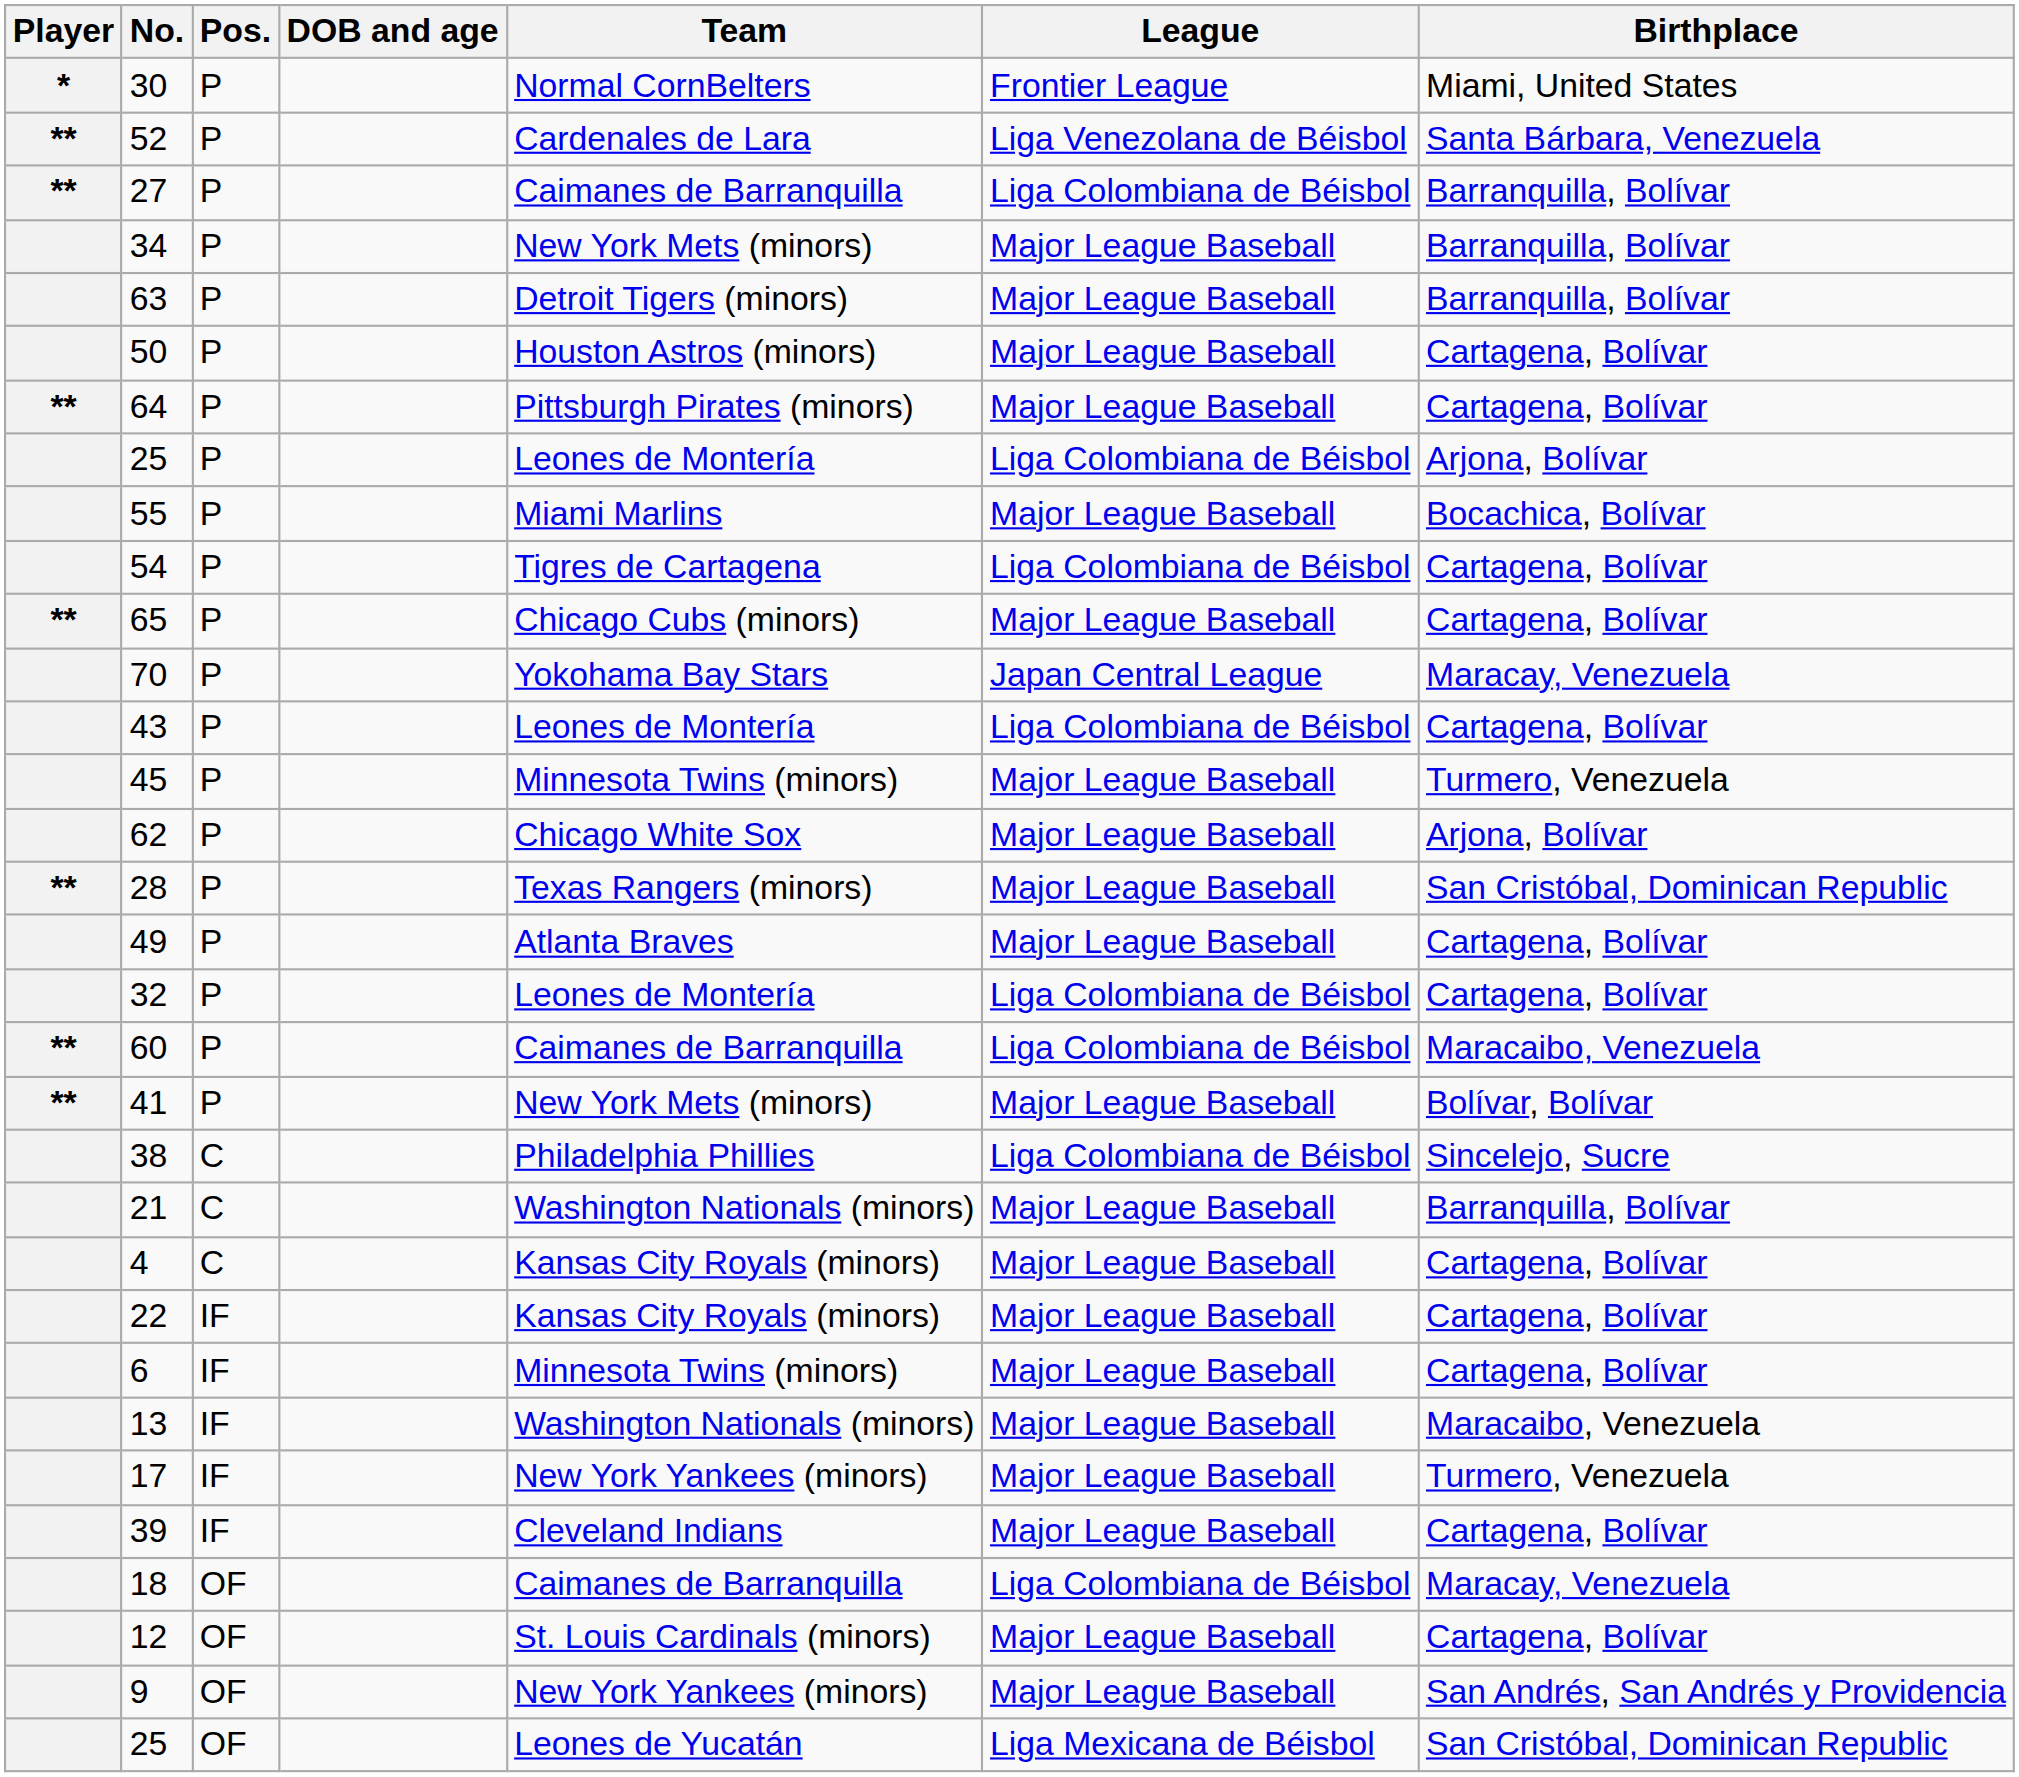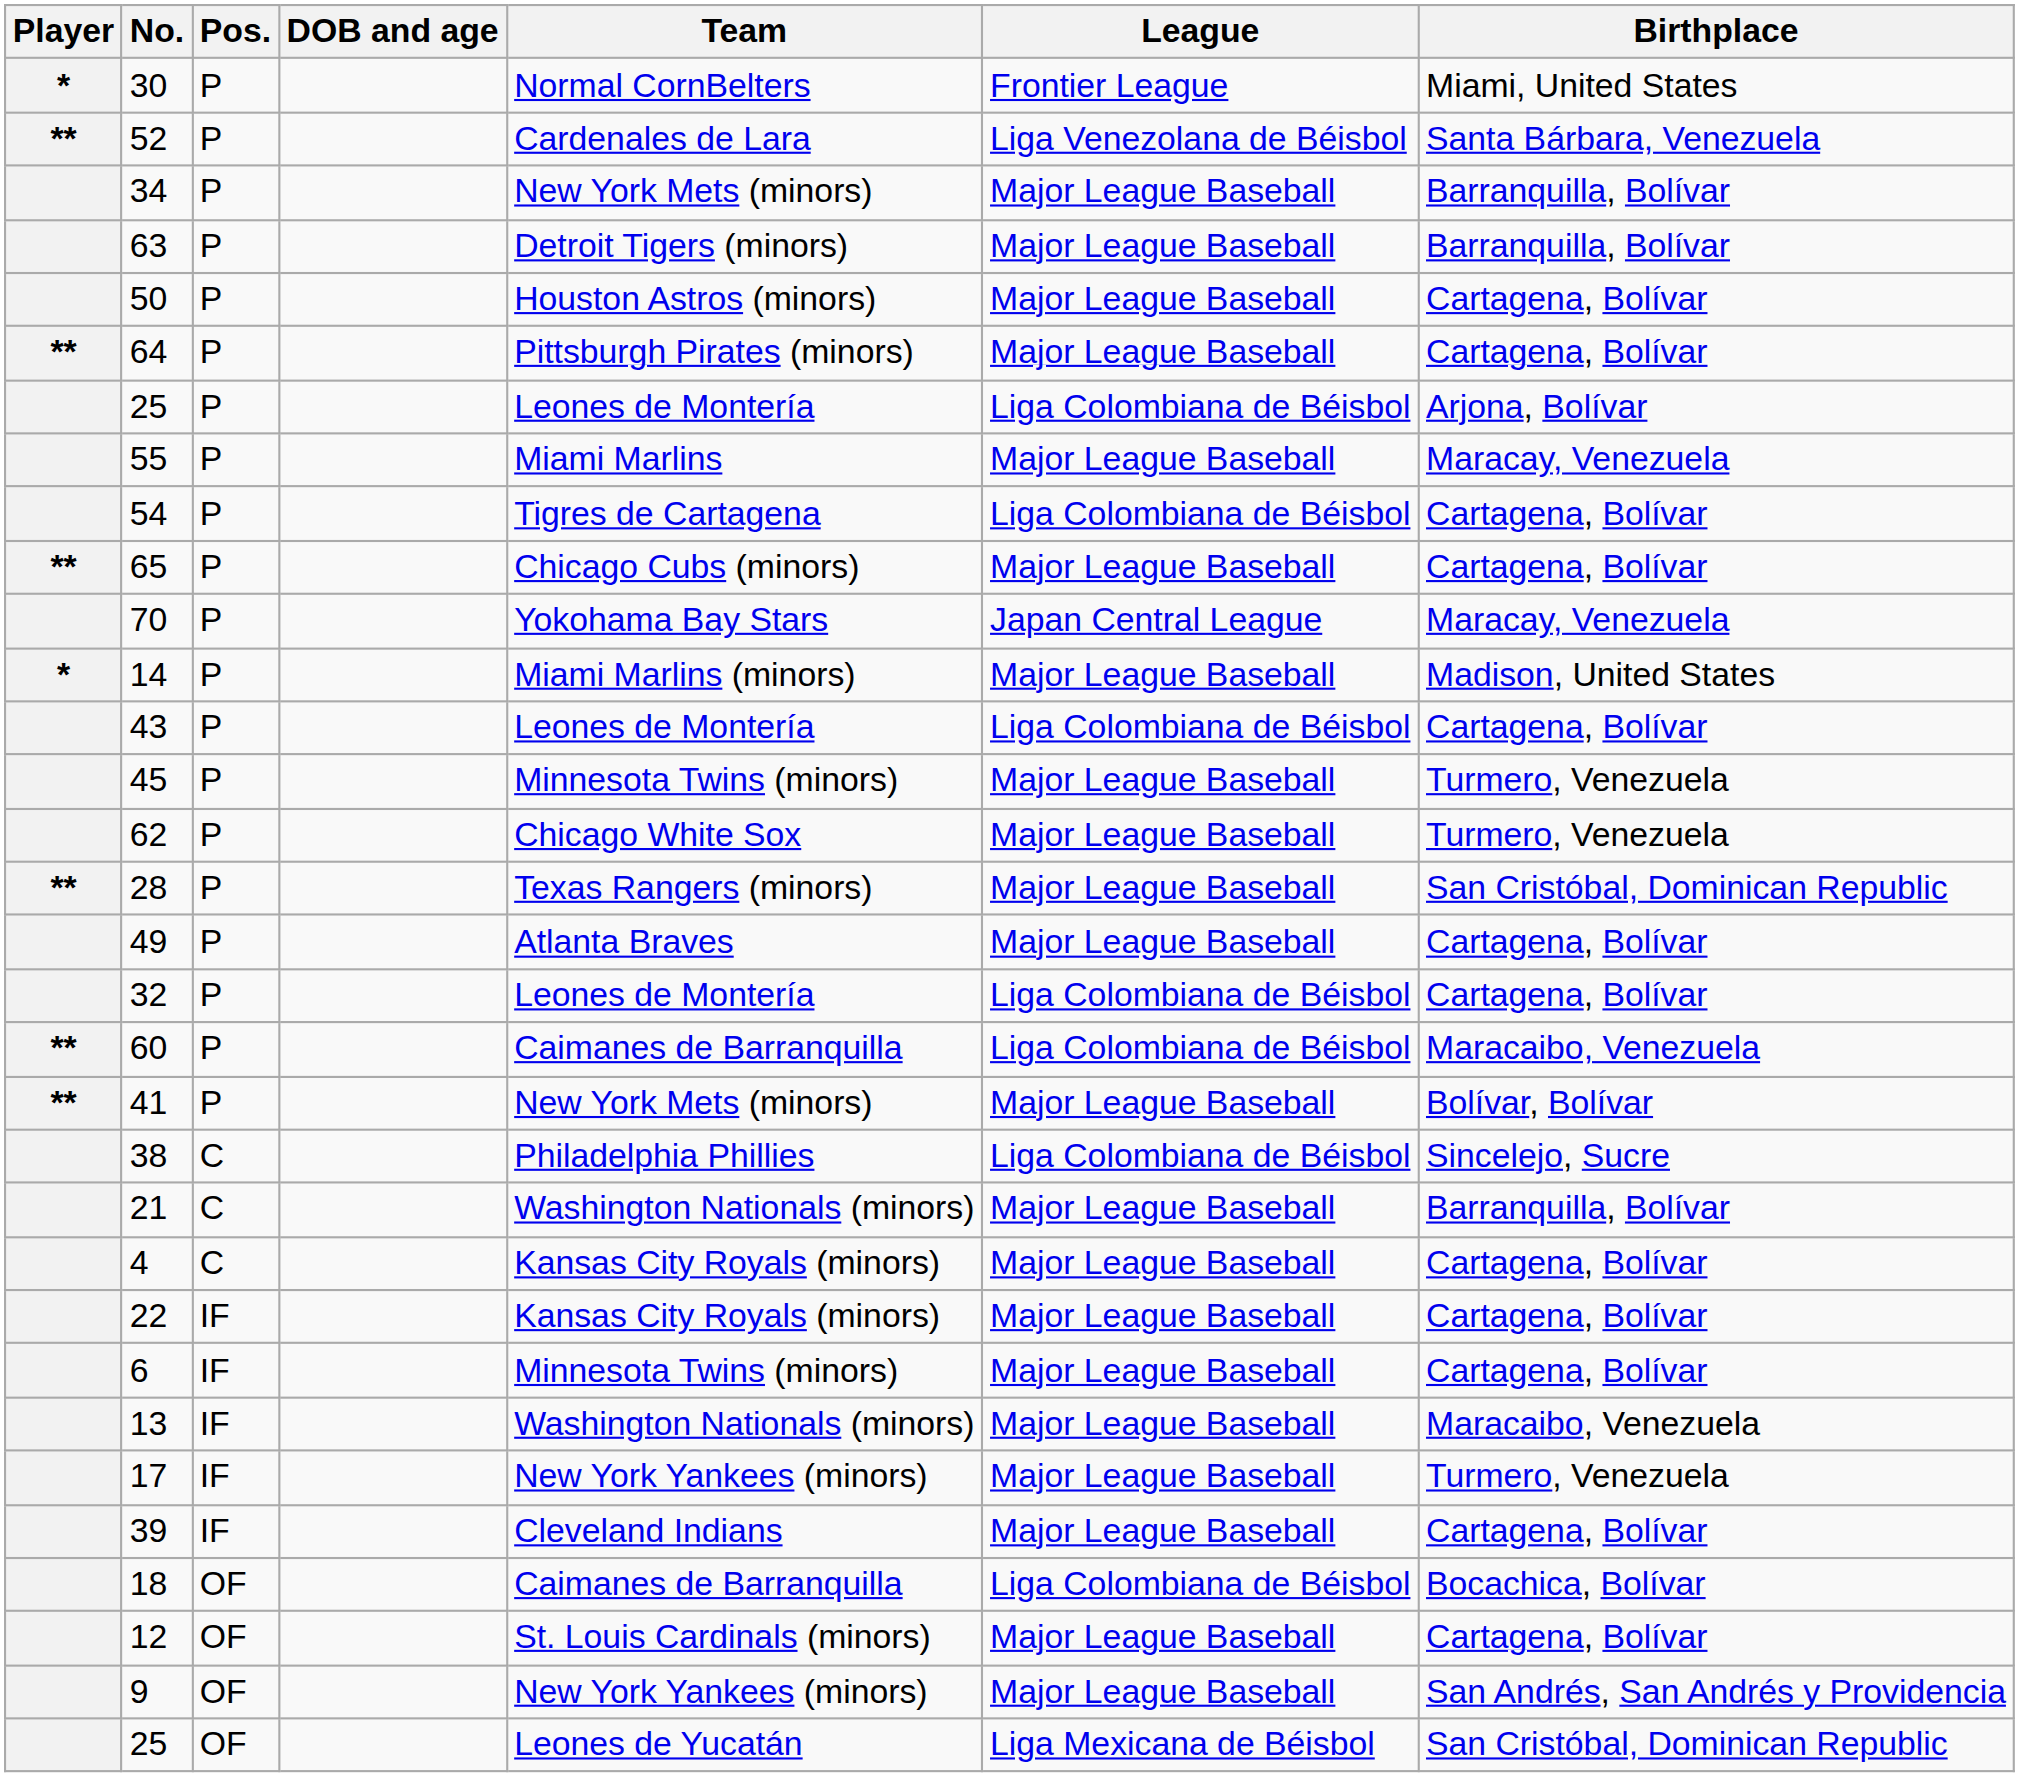- row: (149, 191)
(1566, 513) Bocachica, Bolívar -> (1578, 459) Maracay, Venezuela
+ row: (149, 673)
(1537, 834) Arjona, Bolívar -> (1577, 834) Turmero, Venezuela
(1578, 1583) Maracay, Venezuela -> (1566, 1583) Bocachica, Bolívar
